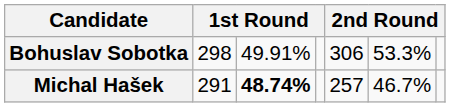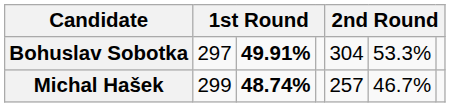(215, 53) 298 -> (215, 53) 297
(276, 53) normal -> (276, 53) bold
(347, 53) 306 -> (347, 53) 304
(215, 85) 291 -> (215, 85) 299
